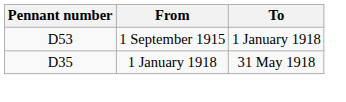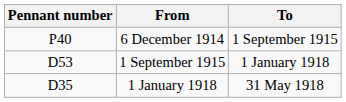+ row: (172, 39)
